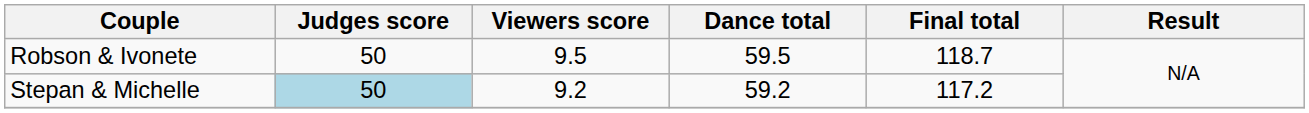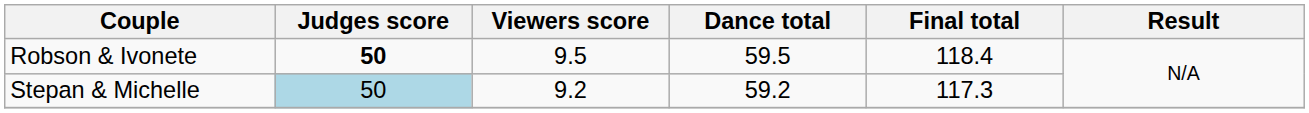(373, 56) normal -> (373, 56) bold
(965, 56) 118.7 -> (965, 56) 118.4
(965, 90) 117.2 -> (965, 90) 117.3
